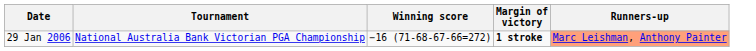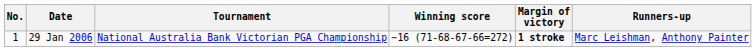+ column: (15, 18)
(640, 39) lightsalmon background -> (662, 39) no background
